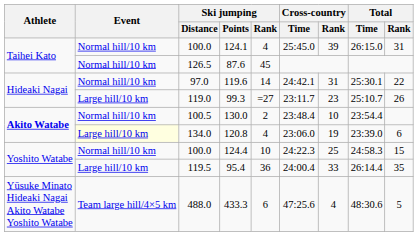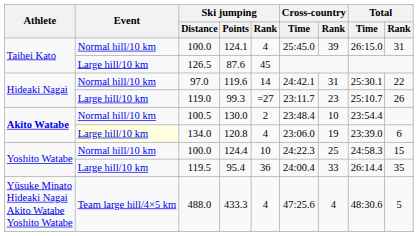(117, 64) Normal hill/10 km -> (113, 64) Large hill/10 km
(265, 204) 6 -> (265, 204) 4
